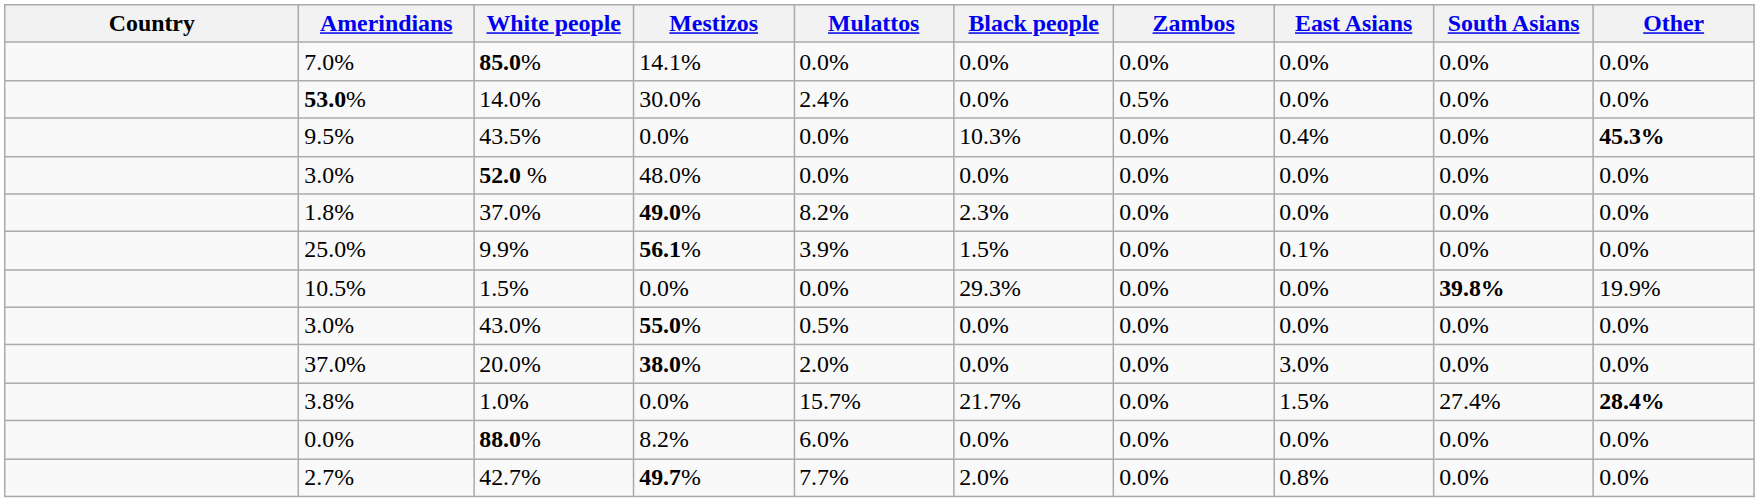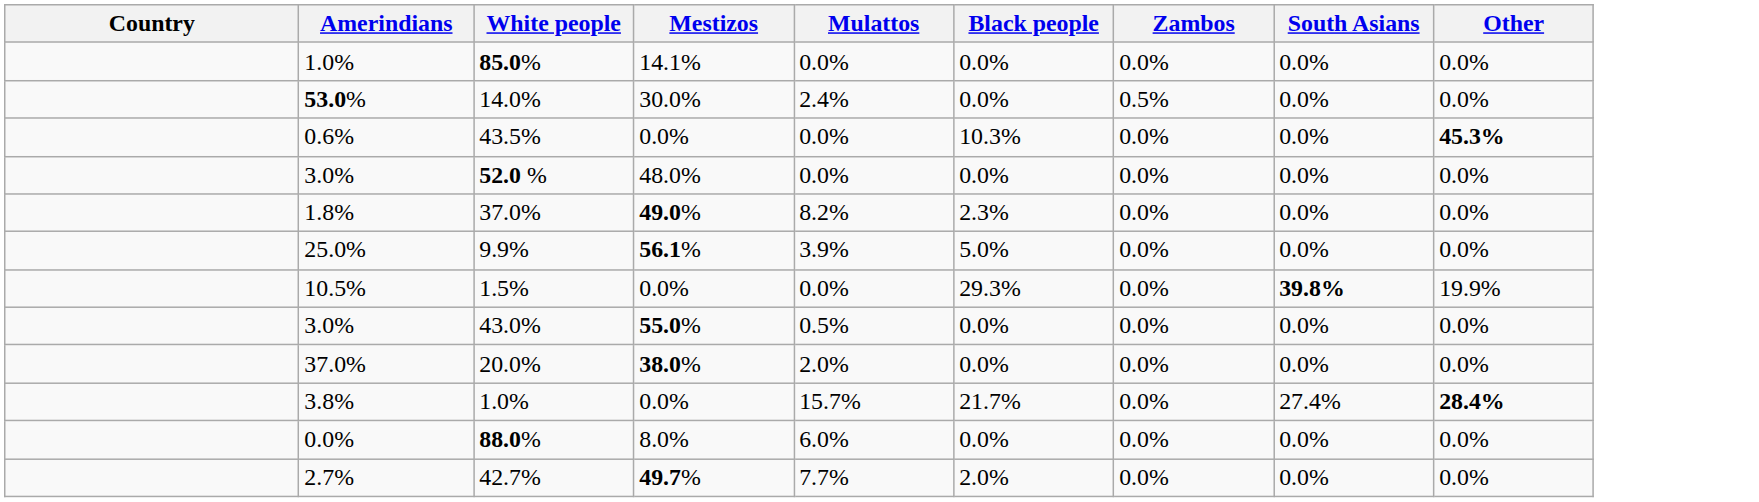- column: (1354, 23)
(329, 61) 7.0% -> (329, 61) 1.0%
(329, 136) 9.5% -> (329, 136) 0.6%
(984, 250) 1.5% -> (984, 250) 5.0%
(664, 439) 8.2% -> (664, 439) 8.0%
